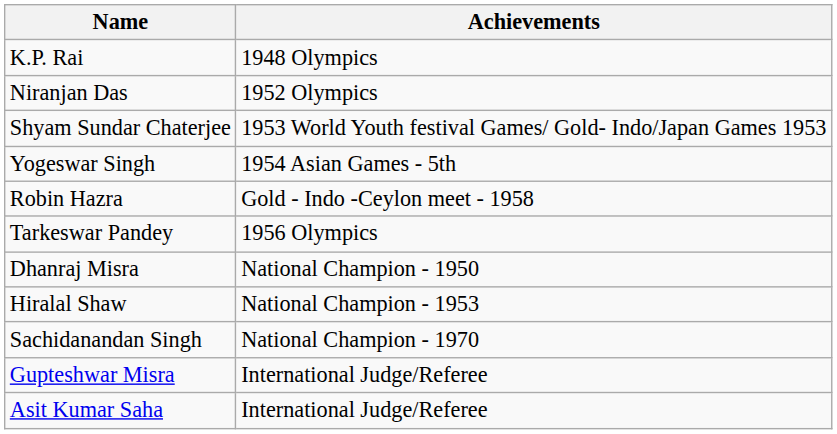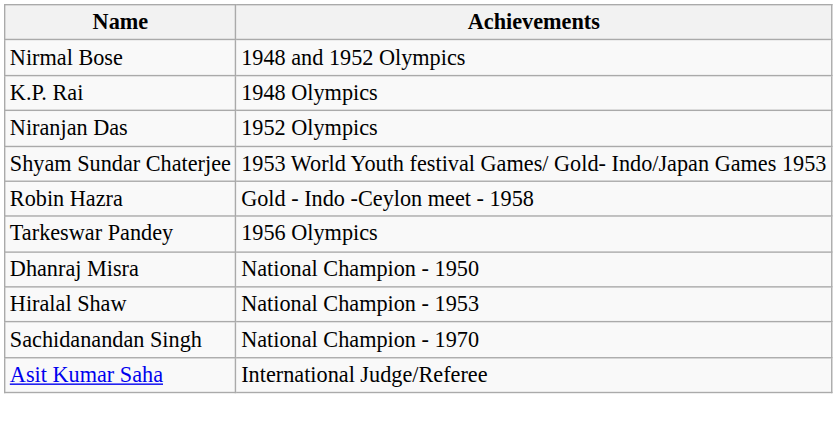+ row: (66, 57)
- row: (83, 163)
- row: (92, 374)
